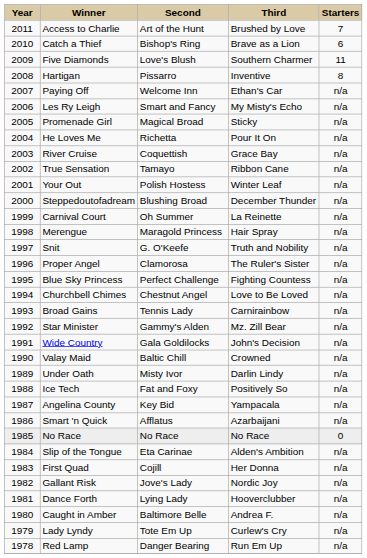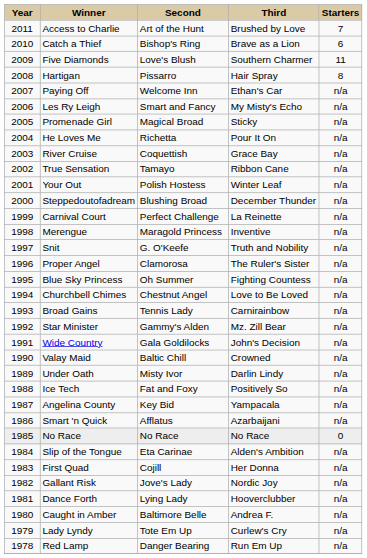(251, 75) Inventive -> (254, 75) Hair Spray
(167, 217) Oh Summer -> (179, 217) Perfect Challenge
(254, 232) Hair Spray -> (251, 232) Inventive
(179, 279) Perfect Challenge -> (167, 279) Oh Summer
